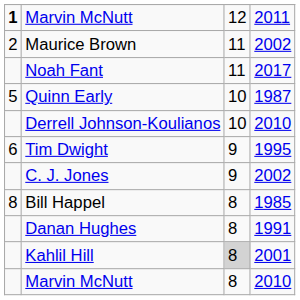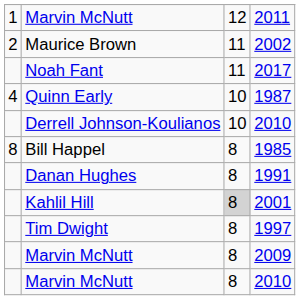(13, 17) bold -> (13, 17) normal
(13, 96) 5 -> (13, 96) 4
- row: (67, 149)
- row: (67, 176)
+ row: (67, 228)
+ row: (79, 255)
